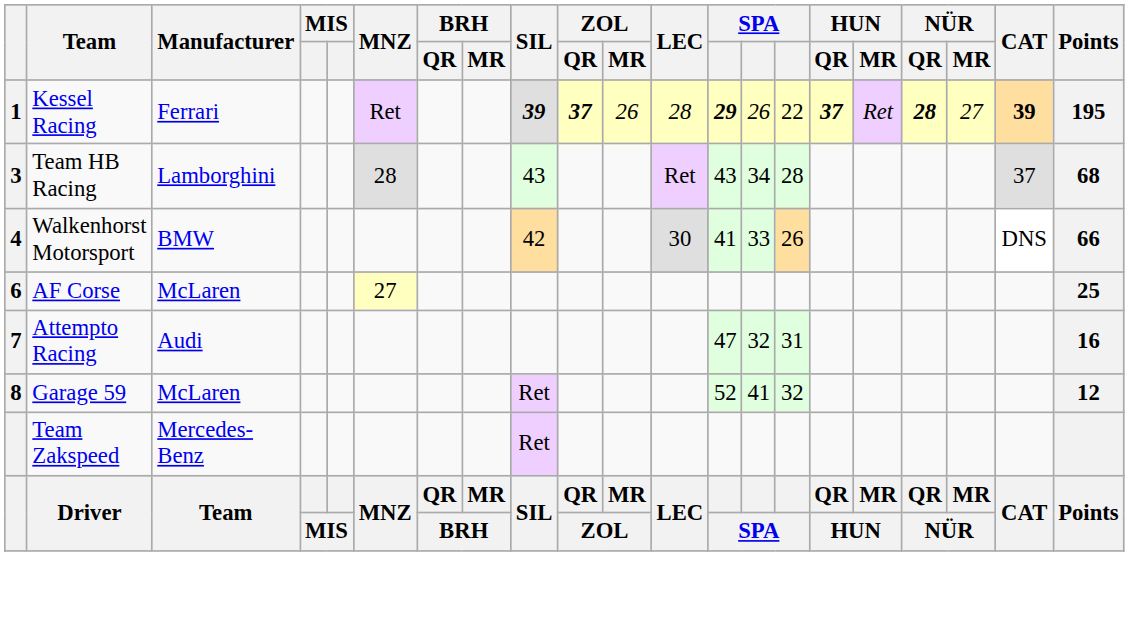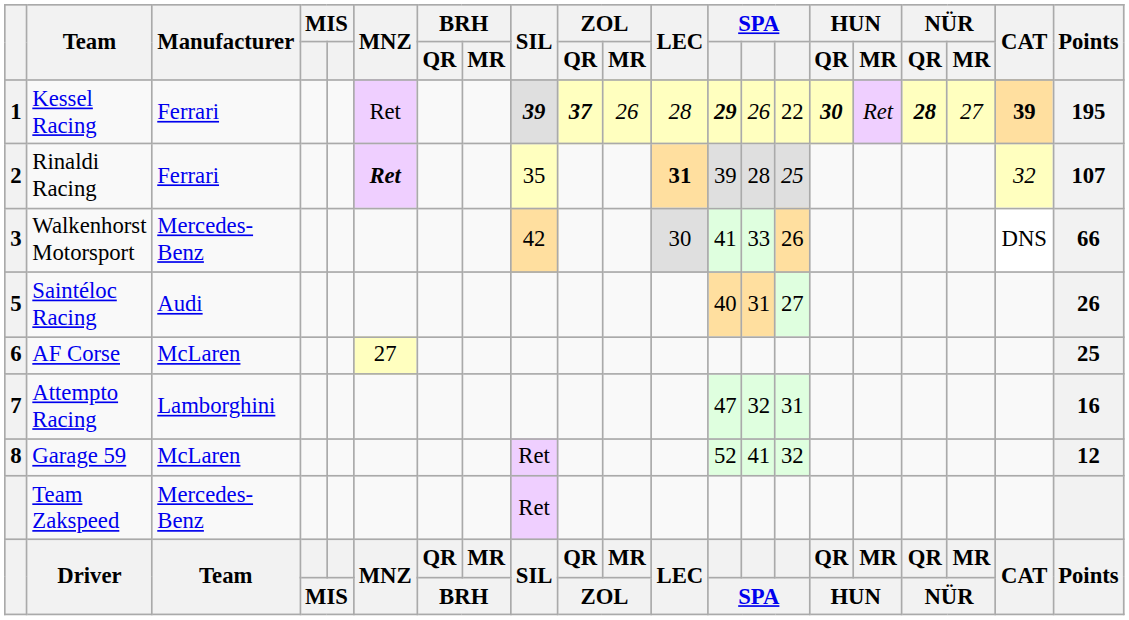(831, 111) 37 -> (831, 111) 30
+ row: (66, 175)
- row: (76, 175)
(16, 239) 4 -> (16, 239) 3
(186, 239) BMW -> (205, 239) Mercedes-Benz
+ row: (75, 303)
(180, 341) Audi -> (216, 405) Lamborghini
